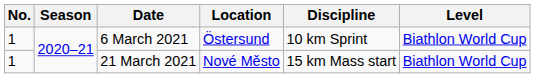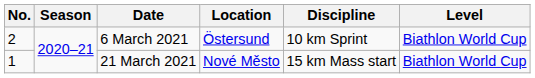(12, 38) 1 -> (12, 38) 2
